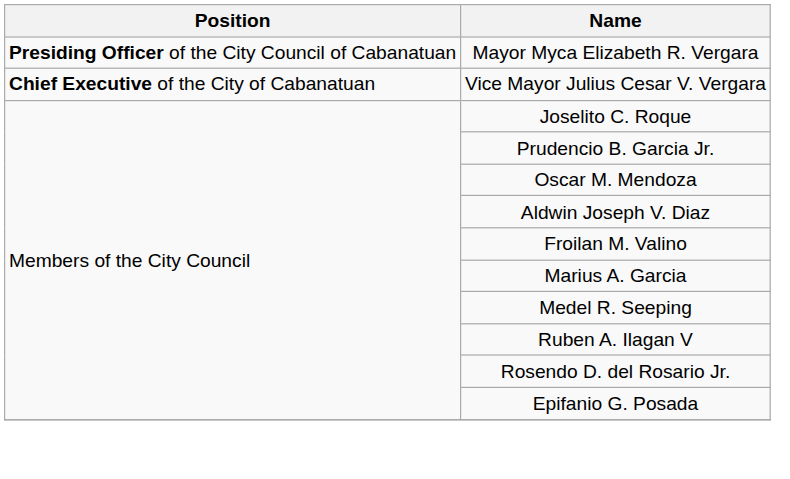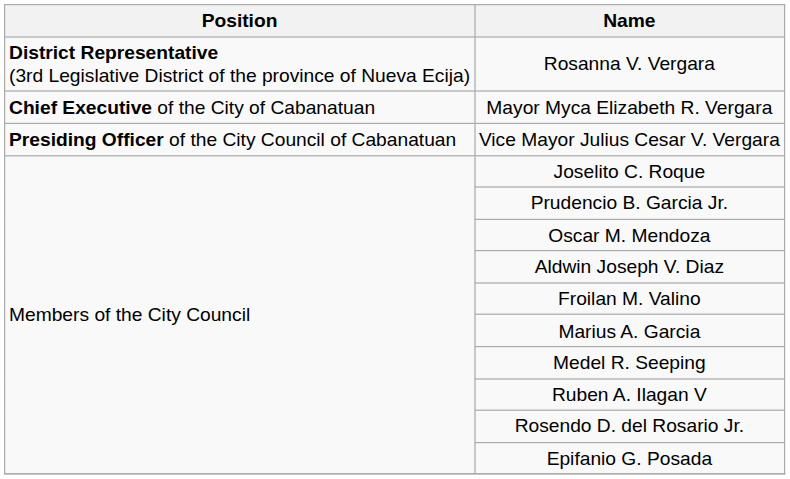+ row: (629, 64)
(233, 52) Presiding Officer of the City Council of Cabanatuan -> (192, 107) Chief Executive of the City of Cabanatuan
(192, 84) Chief Executive of the City of Cabanatuan -> (233, 139) Presiding Officer of the City Council of Cabanatuan
